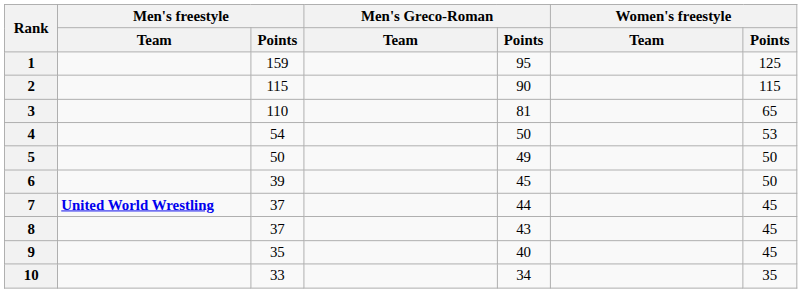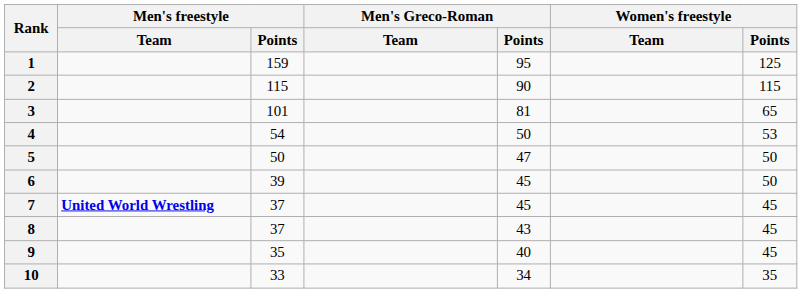(277, 110) 110 -> (277, 110) 101
(524, 157) 49 -> (524, 157) 47
(524, 205) 44 -> (524, 205) 45
